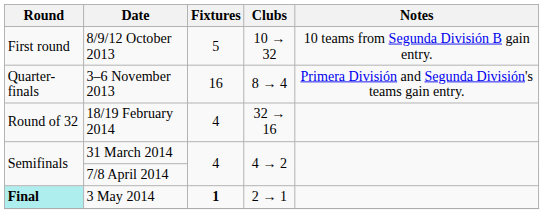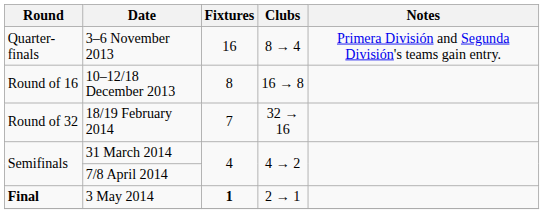- row: (129, 45)
+ row: (130, 84)
(216, 122) 4 -> (229, 122) 7
(23, 197) paleturquoise background -> (23, 197) no background
